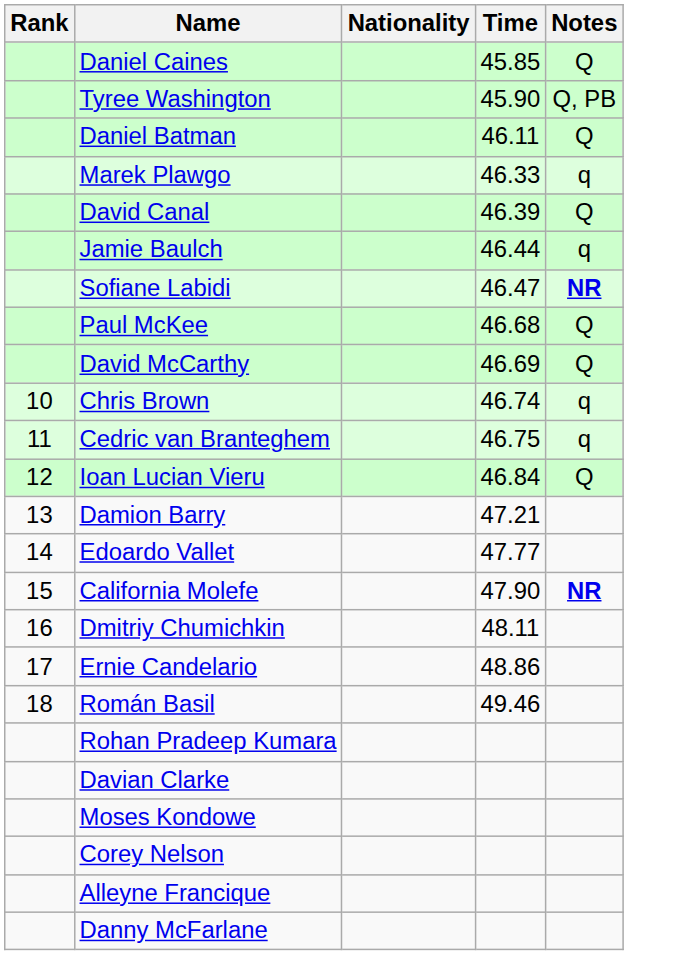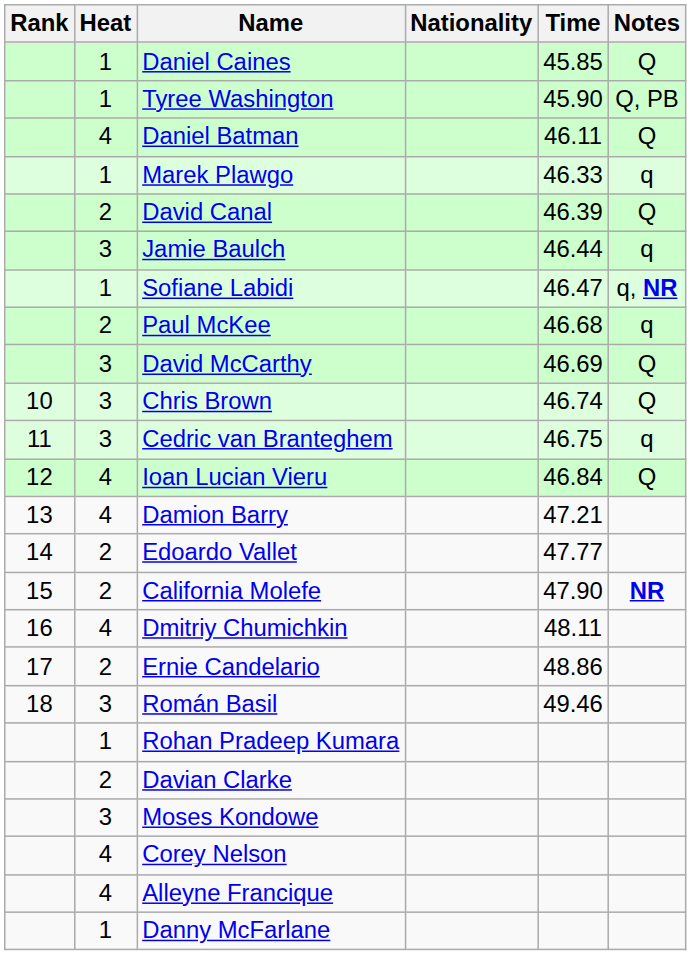+ column: (105, 23)
(584, 288) NR -> (647, 288) q, NR
(584, 325) Q -> (647, 325) q
(584, 401) q -> (647, 401) Q
